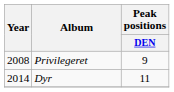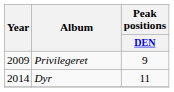(18, 60) 2008 -> (18, 60) 2009
